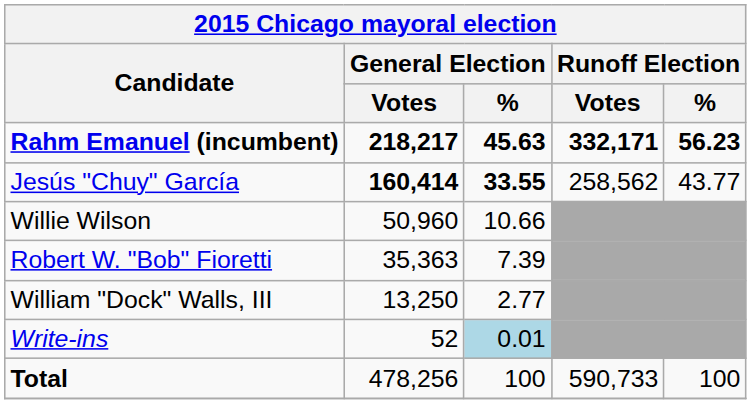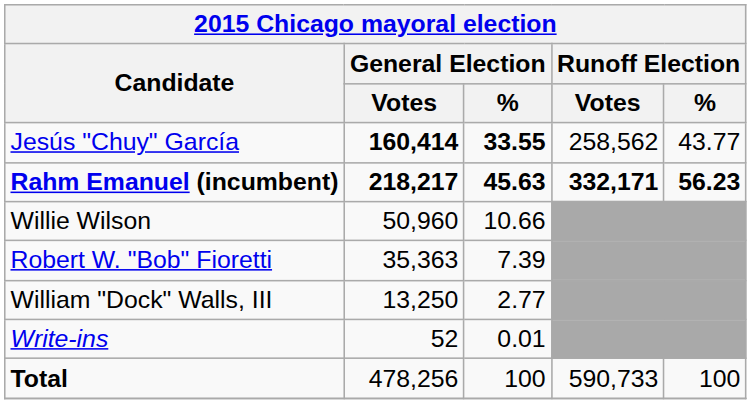rows swapped: (174, 142) <-> (125, 181)
(521, 338) lightblue background -> (521, 338) no background
